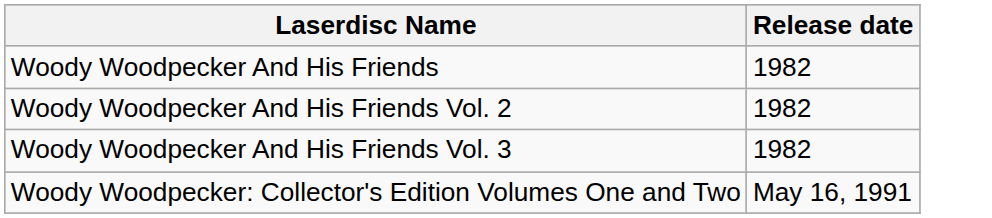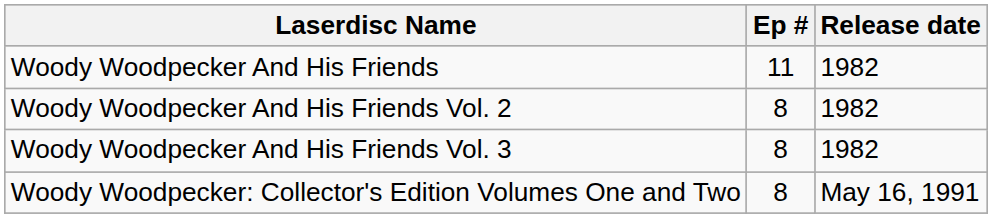+ column: (781, 25)
